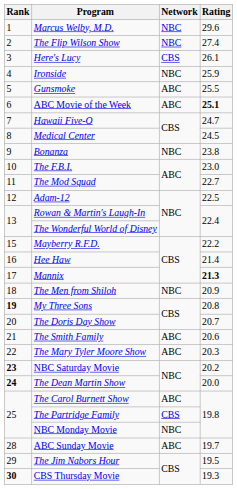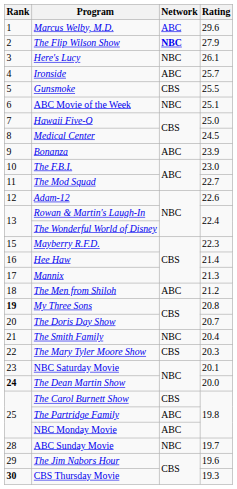(171, 27) NBC -> (171, 27) ABC
(171, 43) normal -> (172, 43) bold
(211, 43) 27.4 -> (211, 43) 27.9
(170, 58) CBS -> (171, 58) NBC
(171, 74) NBC -> (171, 74) ABC
(211, 74) 25.9 -> (211, 74) 25.7
(171, 89) ABC -> (170, 89) CBS
(171, 105) ABC -> (171, 105) NBC
(211, 105) bold -> (211, 105) normal
(211, 120) 24.7 -> (211, 120) 25.0
(171, 151) NBC -> (171, 151) ABC
(211, 151) 23.8 -> (211, 151) 23.9
(211, 197) 22.5 -> (211, 197) 22.6
(211, 244) 22.2 -> (211, 244) 22.3
(211, 275) bold -> (211, 275) normal
(171, 290) NBC -> (171, 290) ABC
(211, 290) 20.9 -> (211, 290) 21.2
(171, 337) ABC -> (171, 337) NBC
(211, 337) 20.6 -> (211, 337) 20.4
(171, 352) ABC -> (170, 352) CBS
(11, 368) bold -> (11, 368) normal
(211, 368) 20.2 -> (211, 368) 20.1
(171, 399) ABC -> (170, 399) CBS
(170, 414) CBS -> (171, 414) ABC
(171, 430) NBC -> (171, 430) ABC
(171, 445) ABC -> (171, 445) NBC
(211, 461) 19.5 -> (211, 461) 19.6
